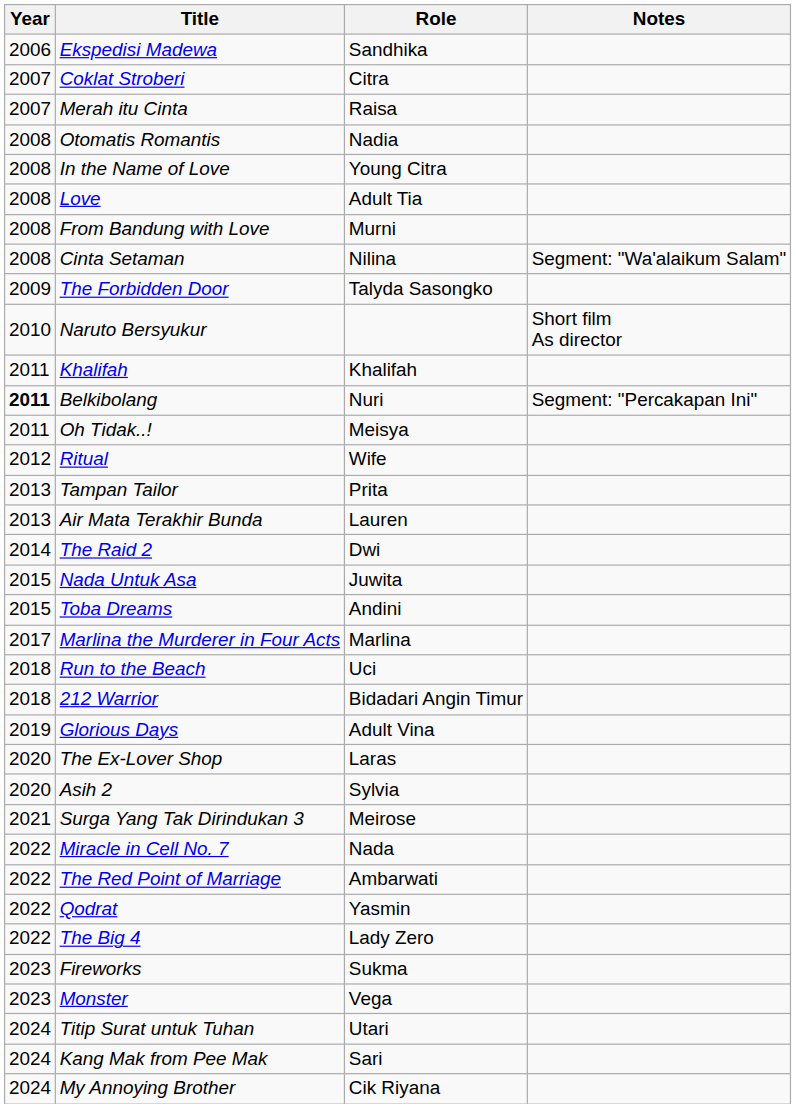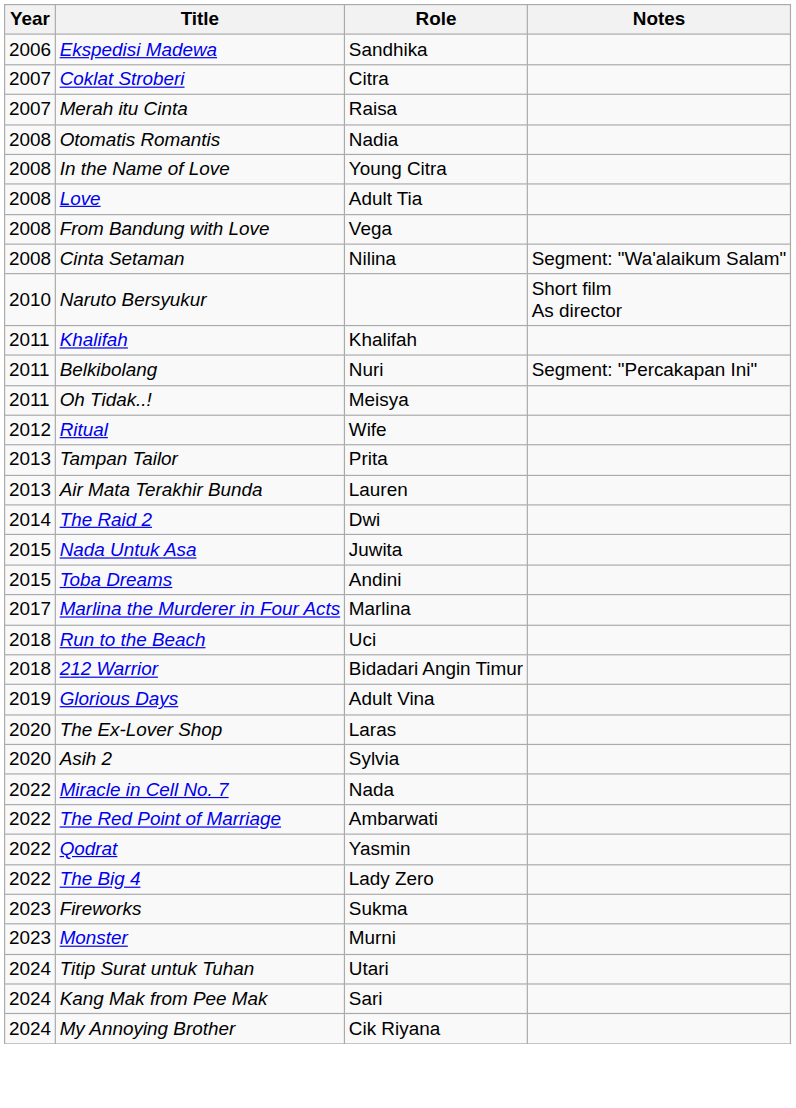(372, 229) Murni -> (370, 229) Vega
- row: (144, 288)
(29, 400) bold -> (29, 370) normal
- row: (182, 819)
(370, 998) Vega -> (372, 938) Murni
